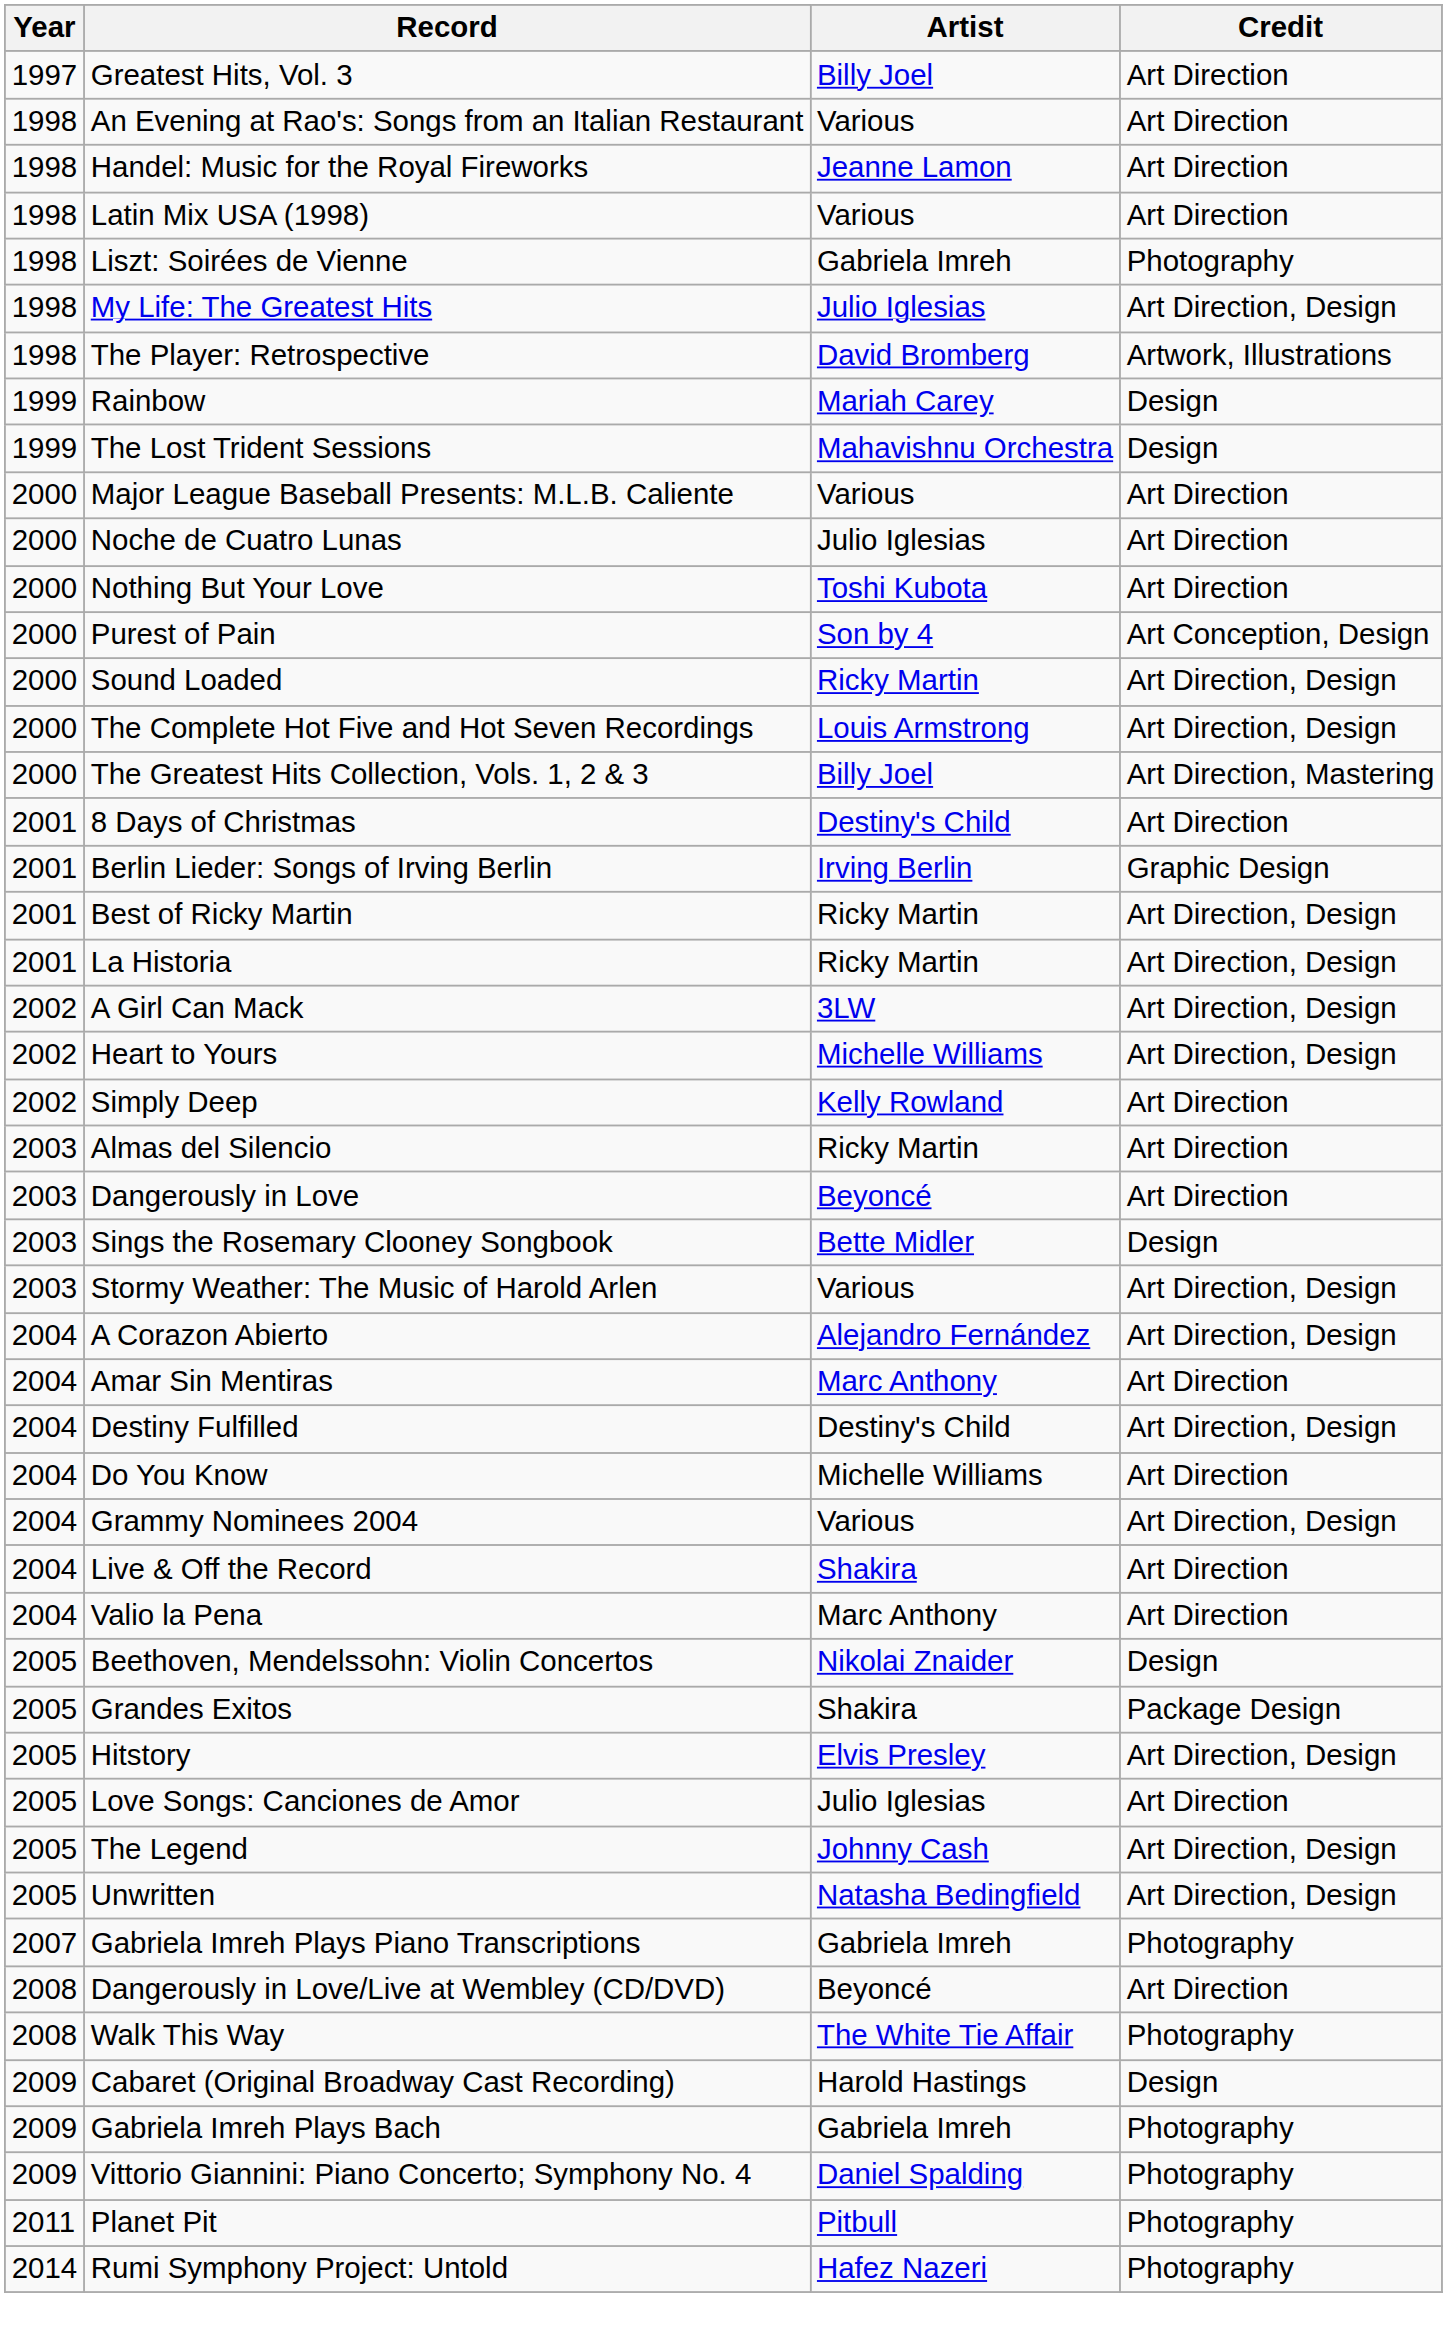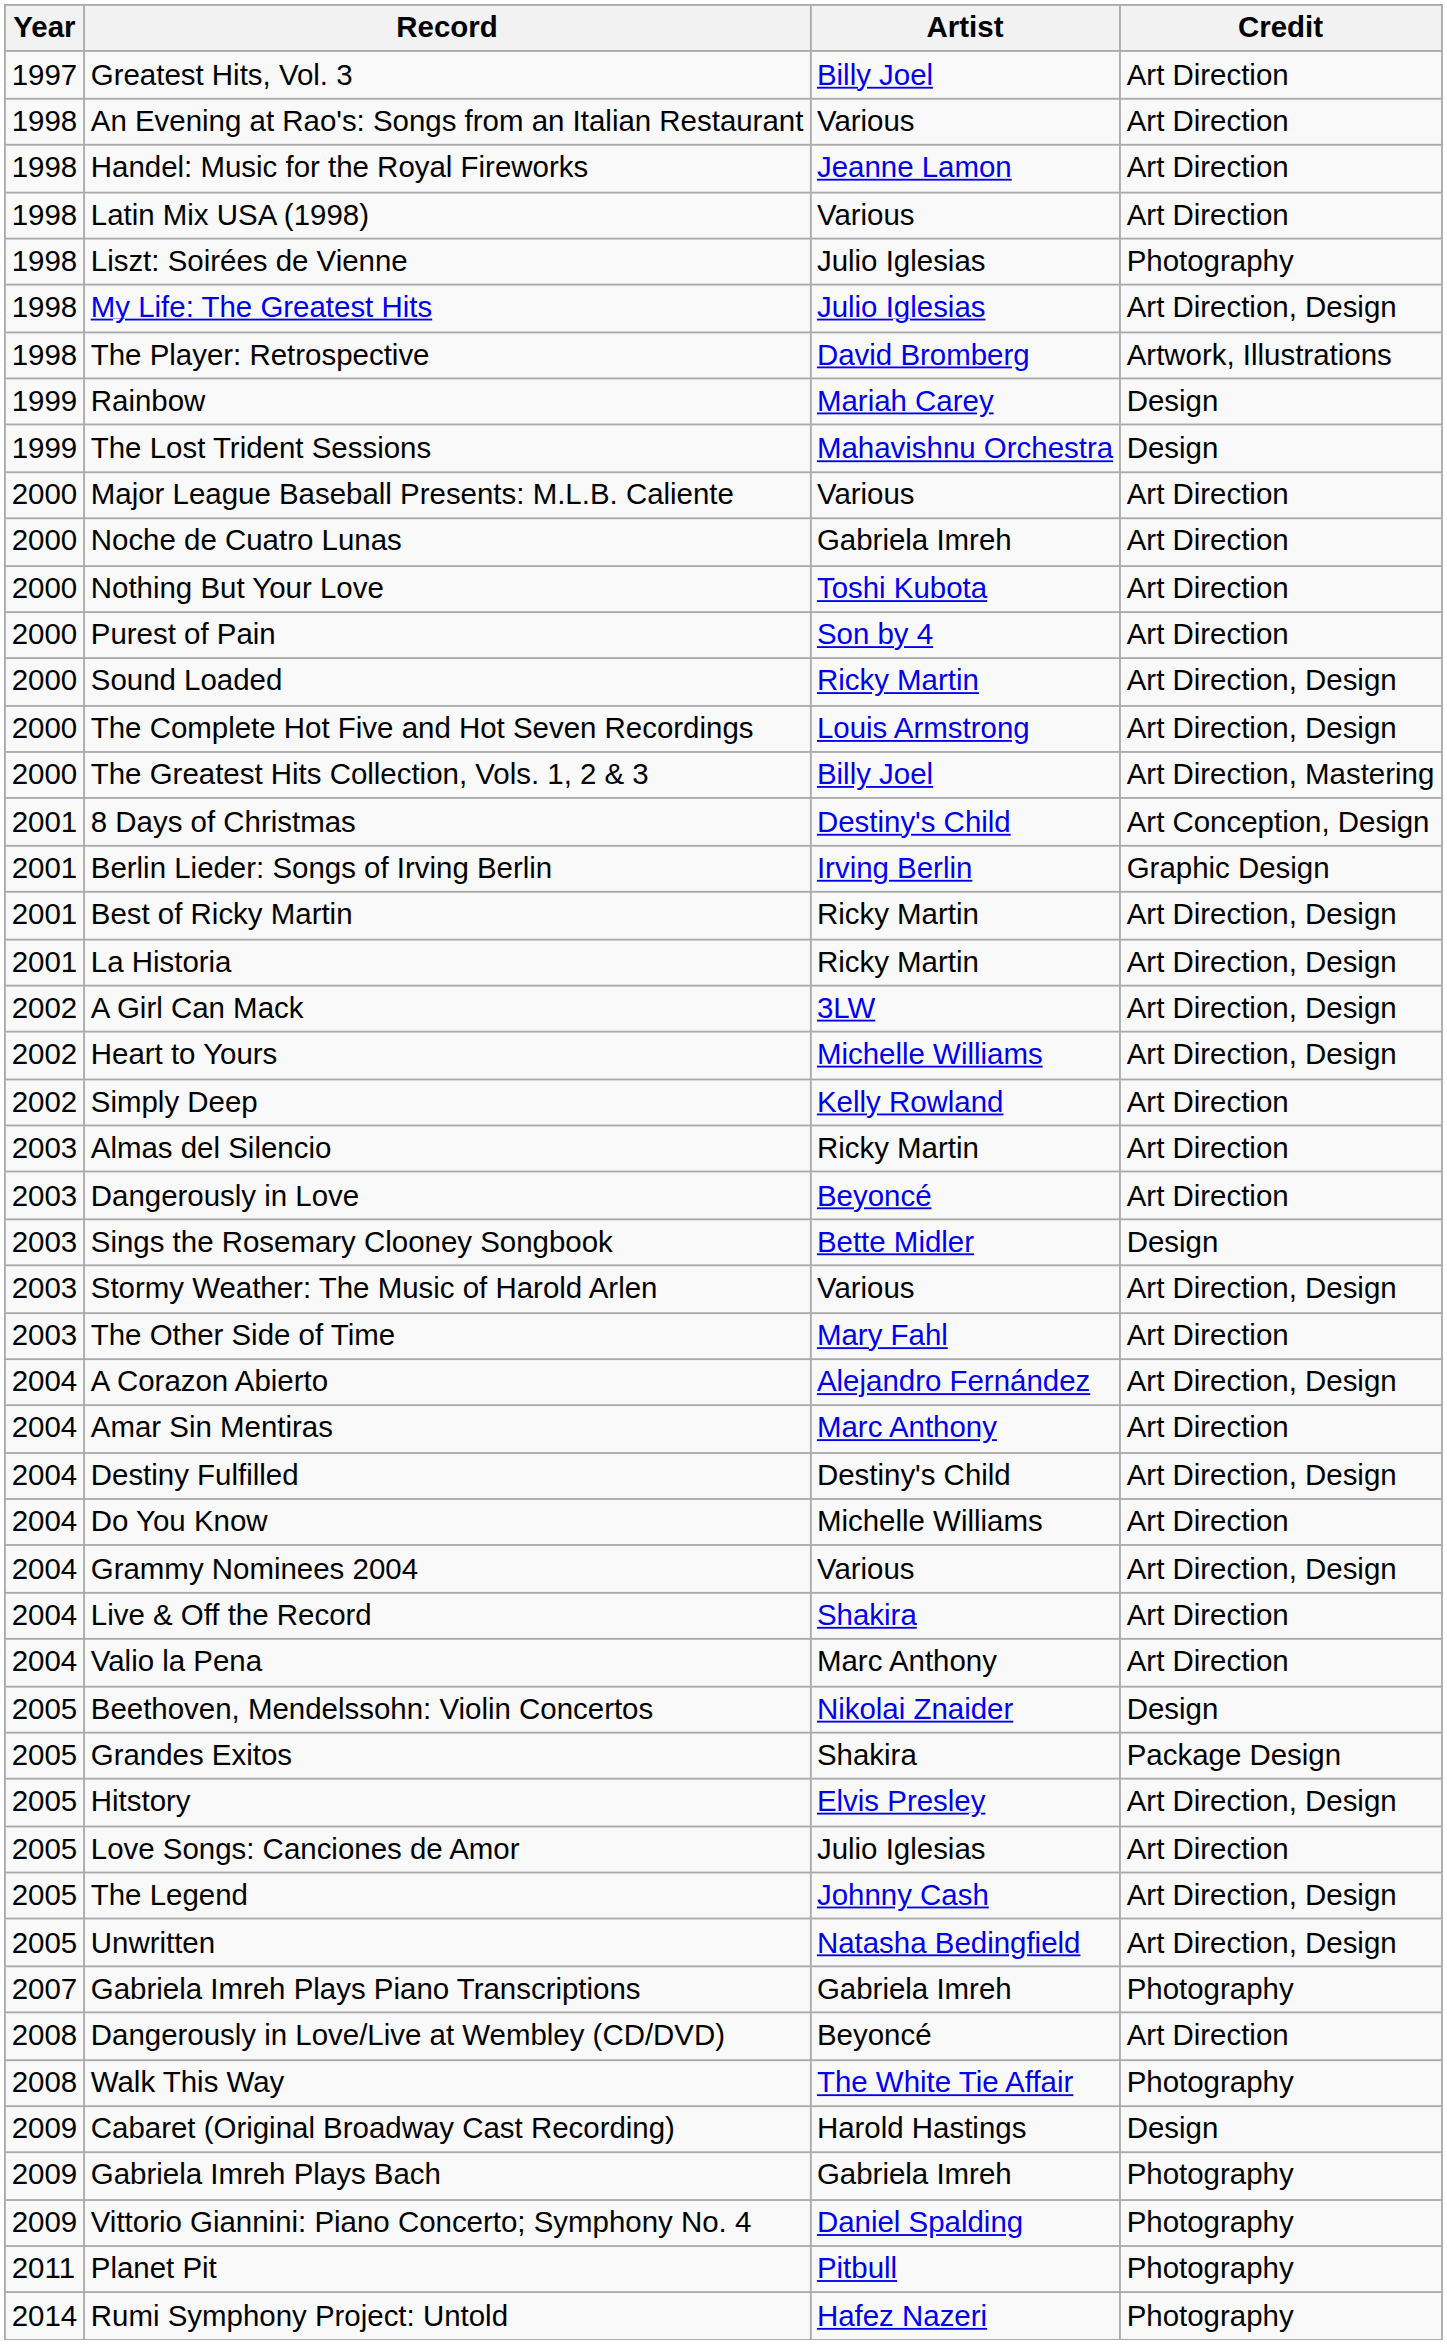(914, 261) Gabriela Imreh -> (901, 261) Julio Iglesias
(901, 541) Julio Iglesias -> (914, 541) Gabriela Imreh
(1278, 634) Art Conception, Design -> (1208, 634) Art Direction
(1208, 821) Art Direction -> (1278, 821) Art Conception, Design
+ row: (243, 1335)
